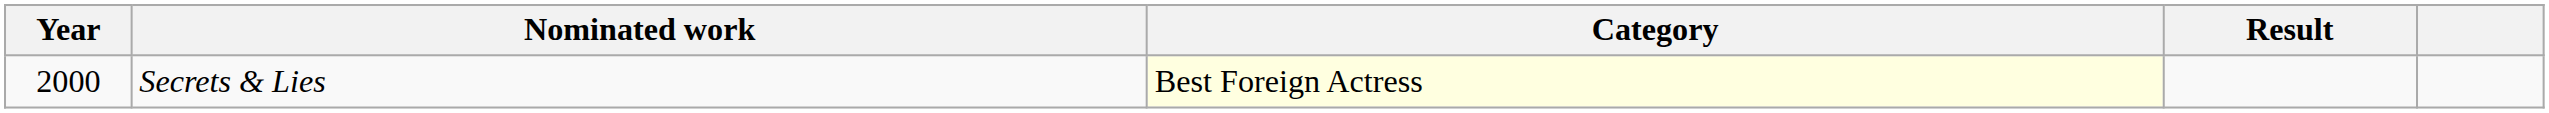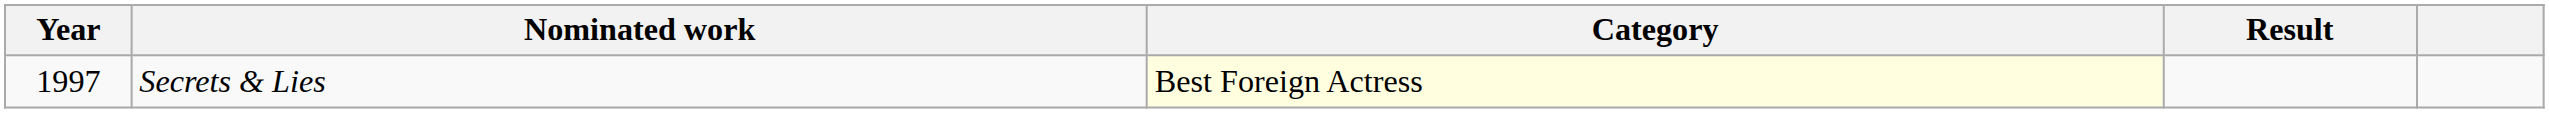(68, 81) 2000 -> (68, 81) 1997
